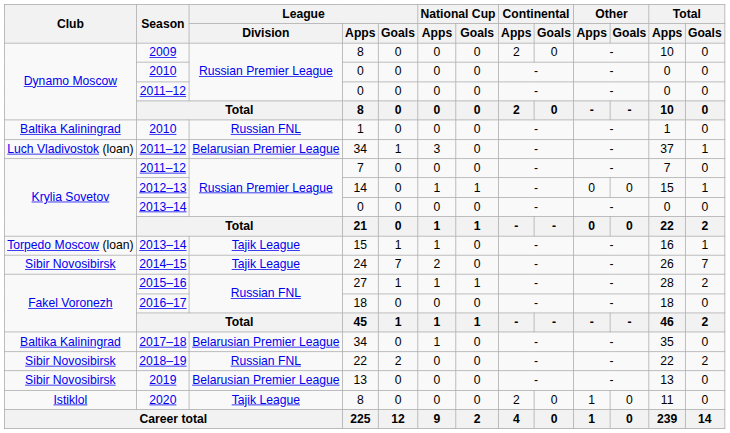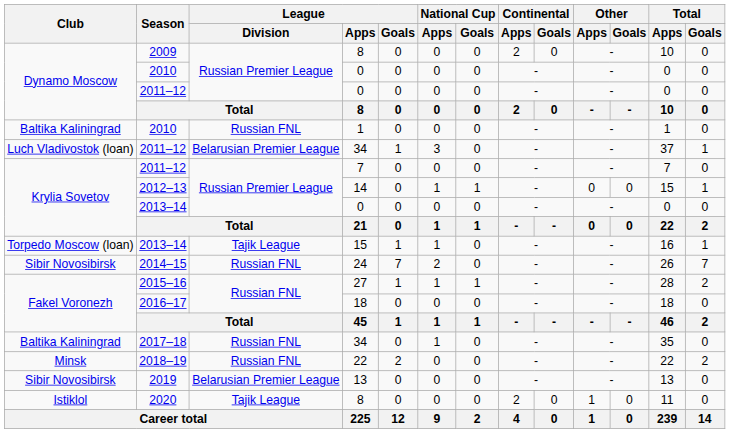(266, 264) Tajik League -> (266, 264) Russian FNL
(266, 341) Belarusian Premier League -> (266, 341) Russian FNL
(70, 361) Sibir Novosibirsk -> (70, 361) Minsk
